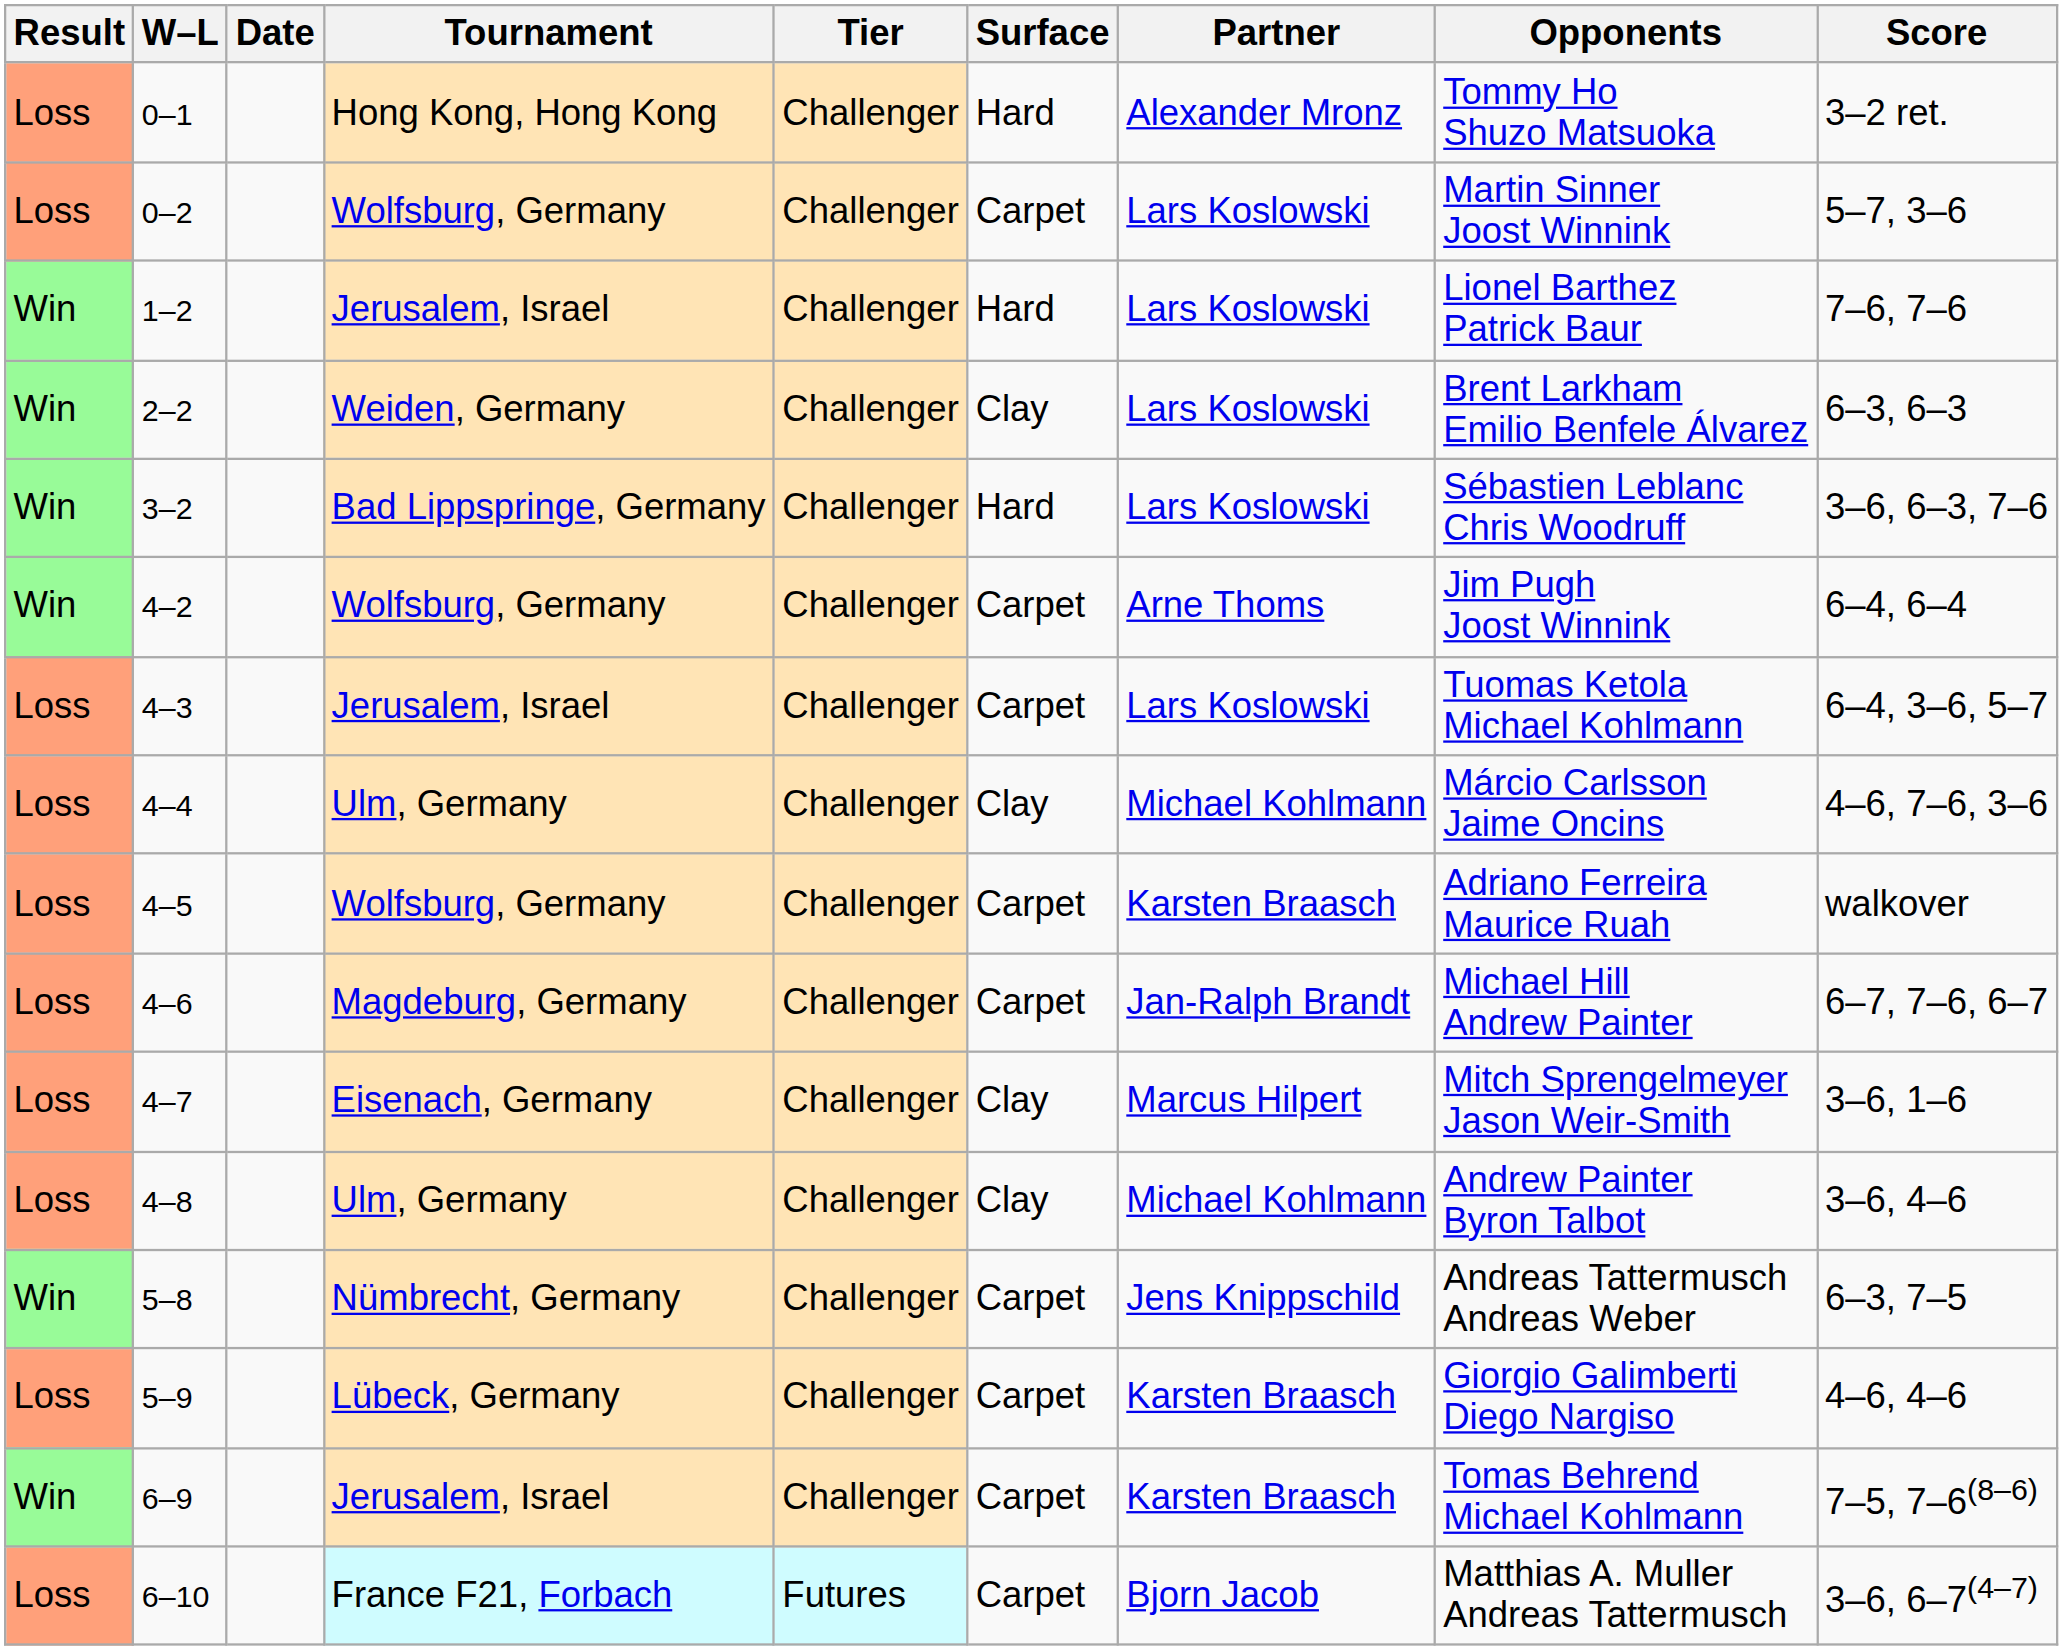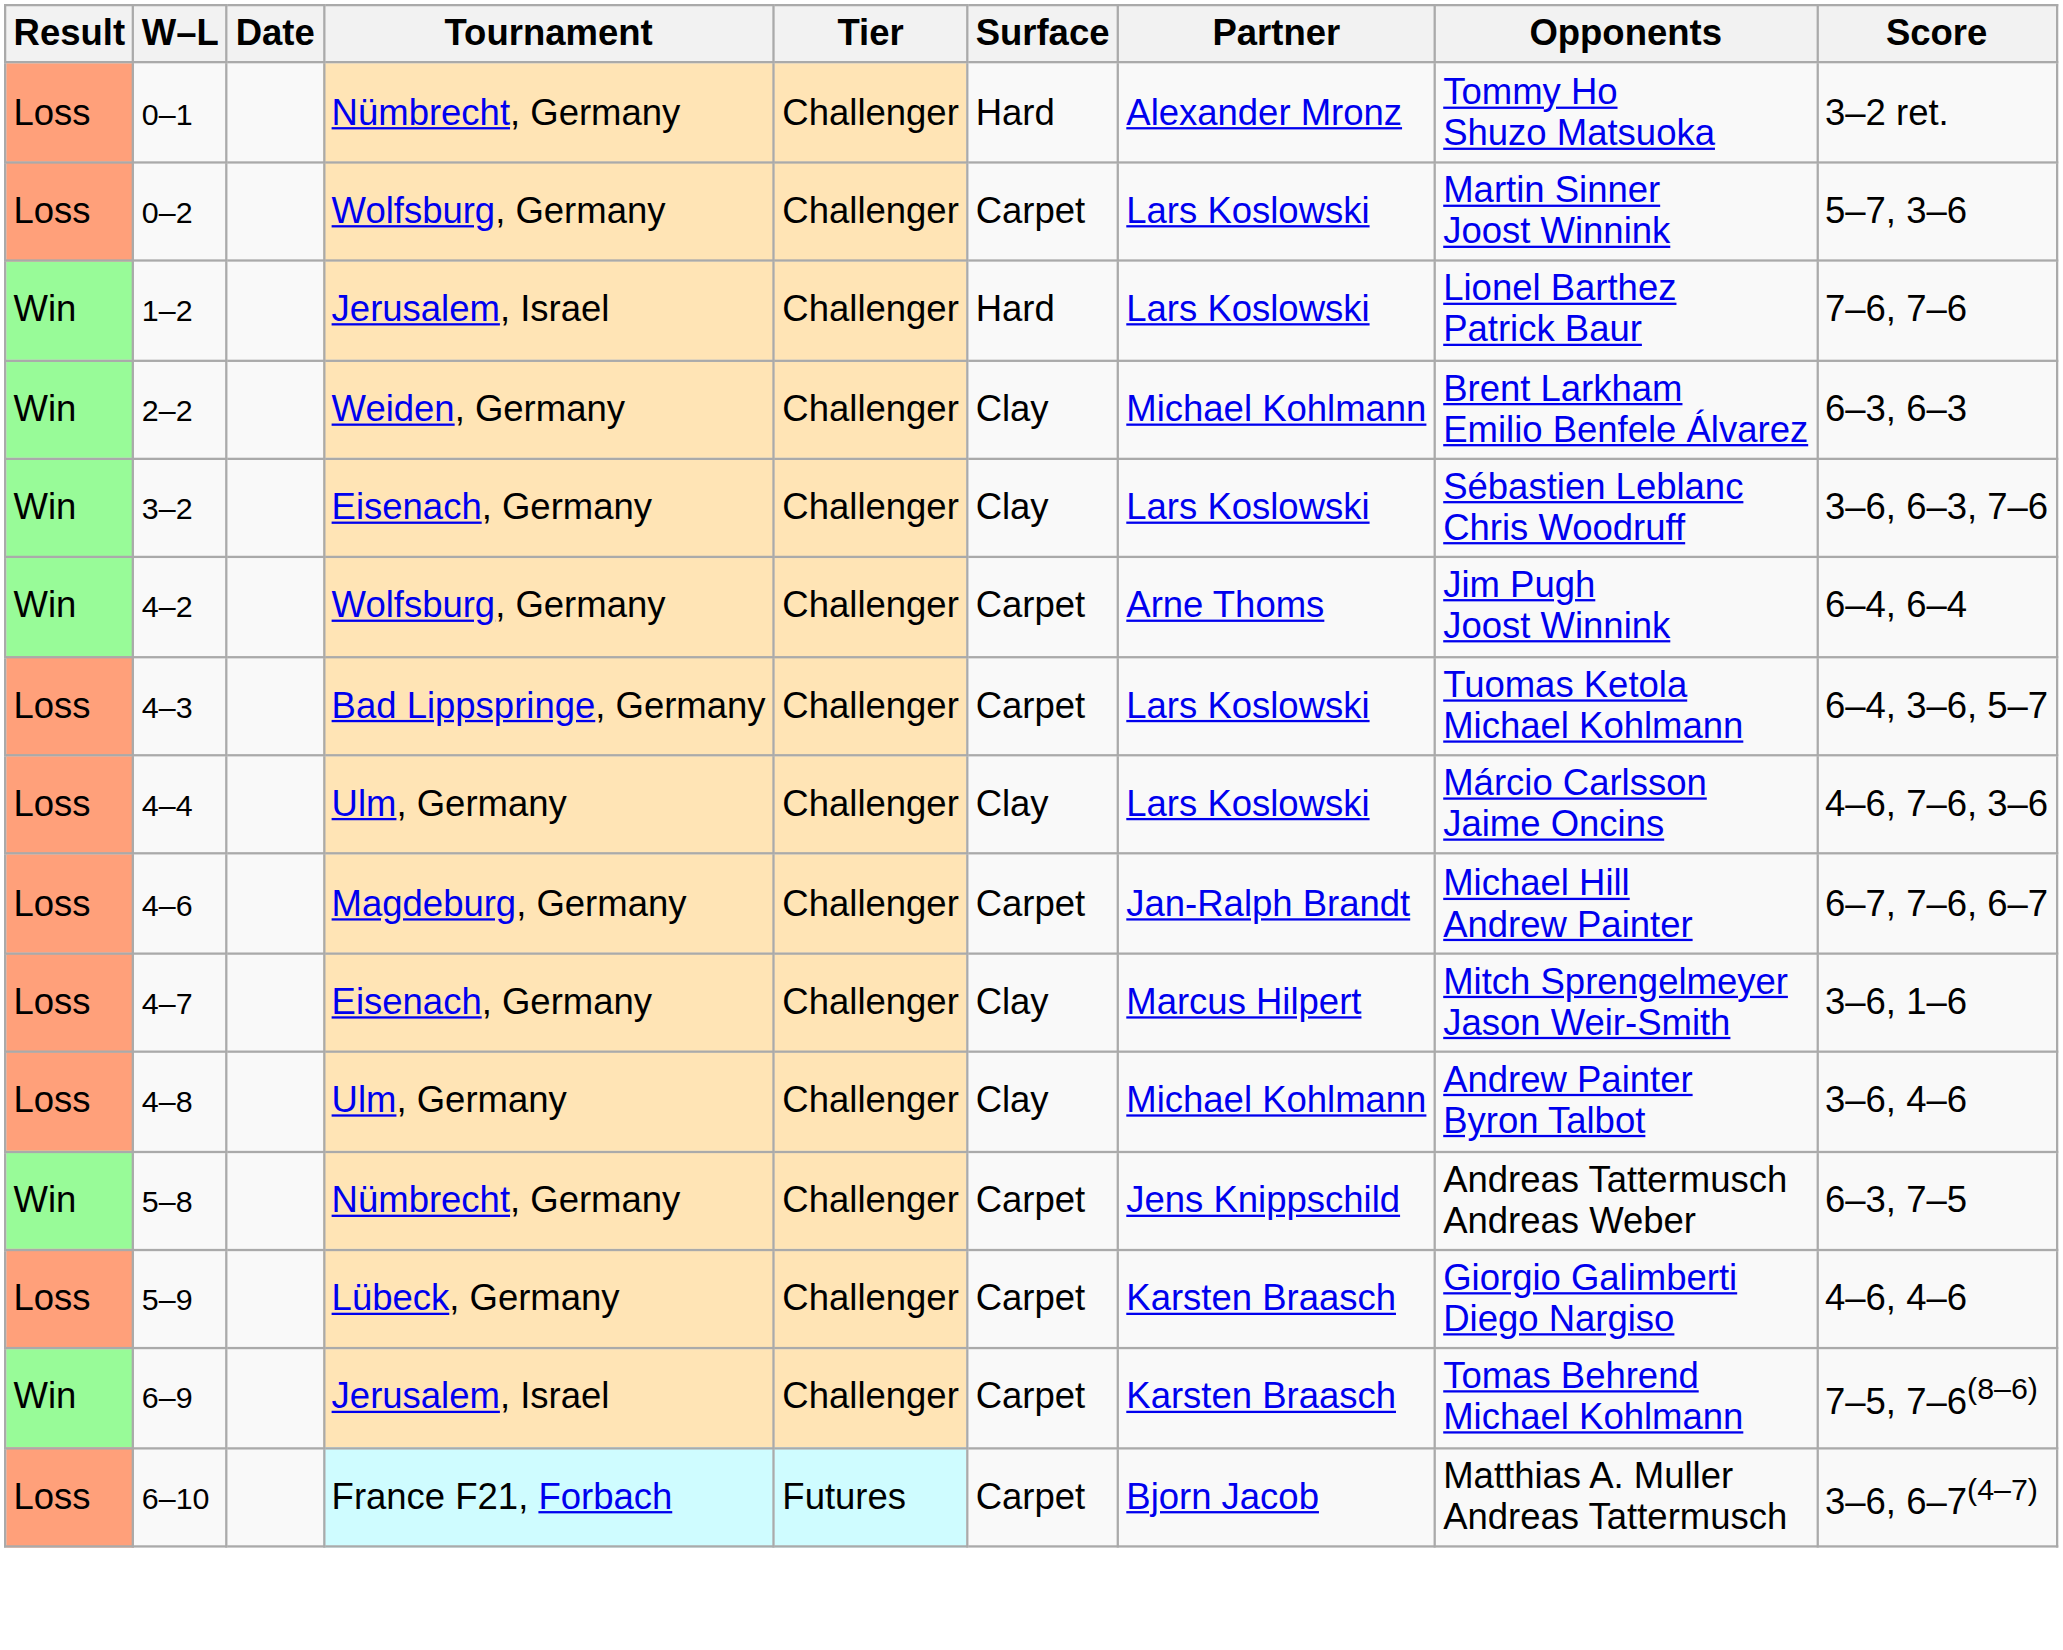(524, 111) Hong Kong, Hong Kong -> (506, 111) Nümbrecht, Germany
(1248, 408) Lars Koslowski -> (1276, 408) Michael Kohlmann
(549, 507) Bad Lippspringe, Germany -> (492, 507) Eisenach, Germany
(1015, 507) Hard -> (1012, 507) Clay
(470, 705) Jerusalem, Israel -> (549, 705) Bad Lippspringe, Germany
(1276, 804) Michael Kohlmann -> (1248, 804) Lars Koslowski
- row: (167, 905)
